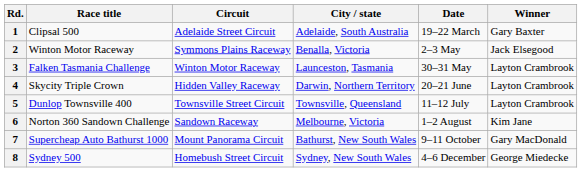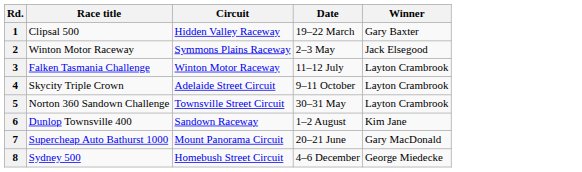- column: (356, 13)
(225, 31) Adelaide Street Circuit -> (227, 31) Hidden Valley Raceway
(446, 68) 30–31 May -> (320, 68) 11–12 July
(227, 86) Hidden Valley Raceway -> (225, 86) Adelaide Street Circuit
(446, 86) 20–21 June -> (325, 86) 9–11 October
(80, 104) Dunlop Townsville 400 -> (99, 104) Norton 360 Sandown Challenge
(445, 104) 11–12 July -> (321, 104) 30–31 May
(99, 122) Norton 360 Sandown Challenge -> (80, 122) Dunlop Townsville 400
(451, 140) 9–11 October -> (321, 140) 20–21 June
